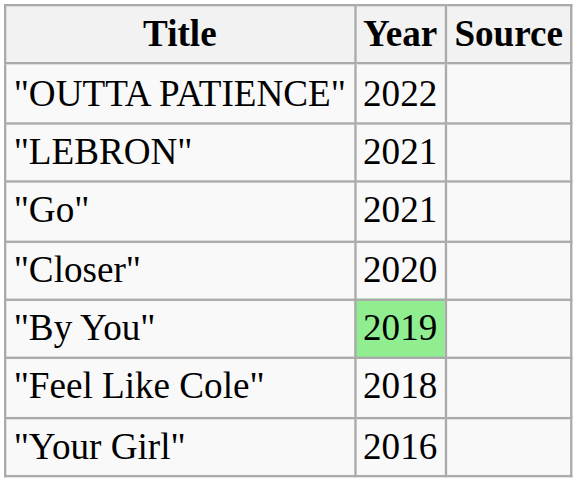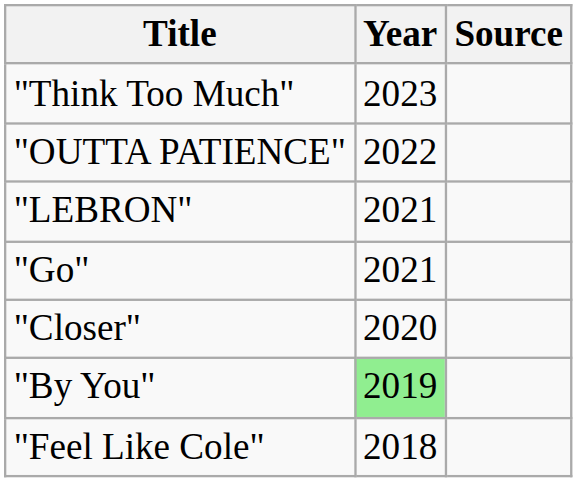+ row: (154, 92)
- row: (100, 446)
